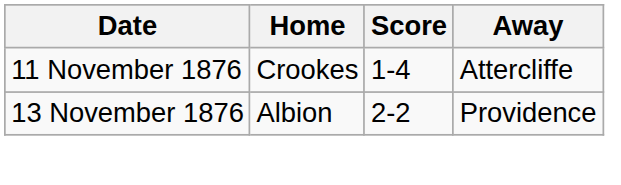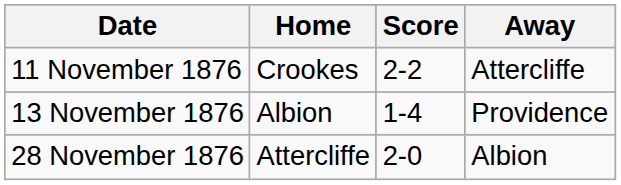(391, 69) 1-4 -> (402, 69) 2-2
(391, 112) 2-2 -> (402, 112) 1-4
+ row: (128, 156)
